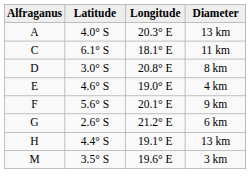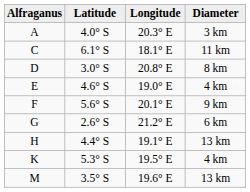(216, 31) 13 km -> (216, 31) 3 km
+ row: (35, 159)
(216, 159) 3 km -> (216, 178) 13 km
